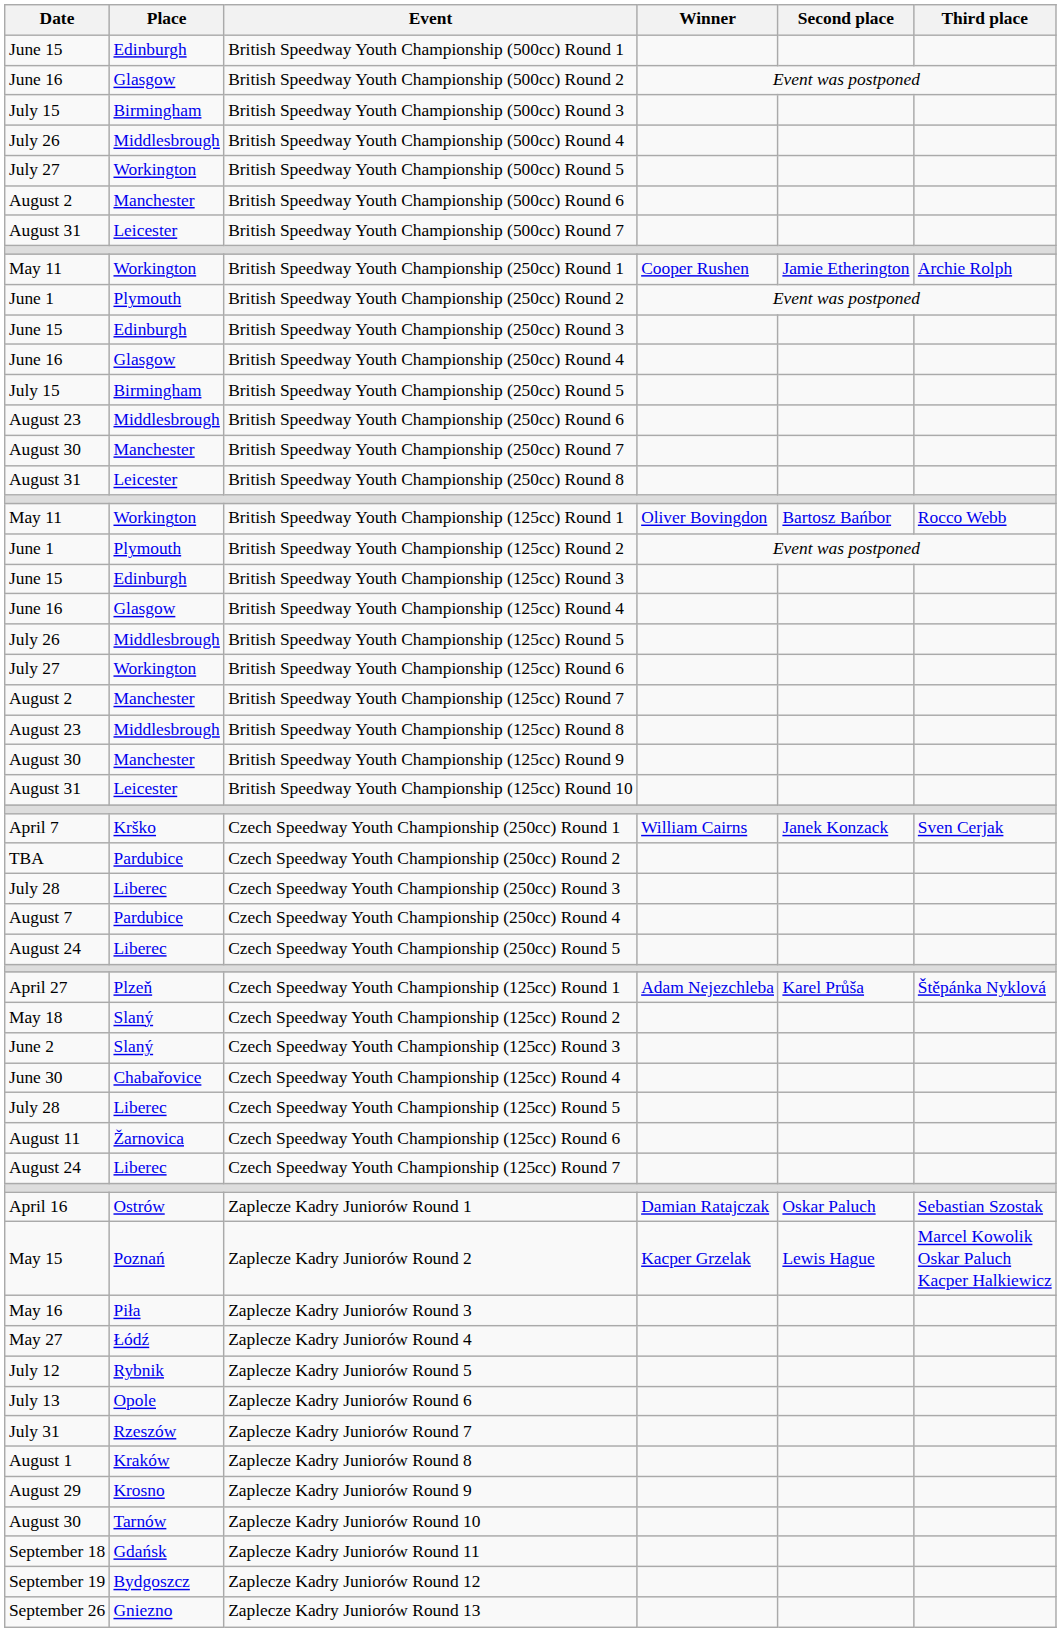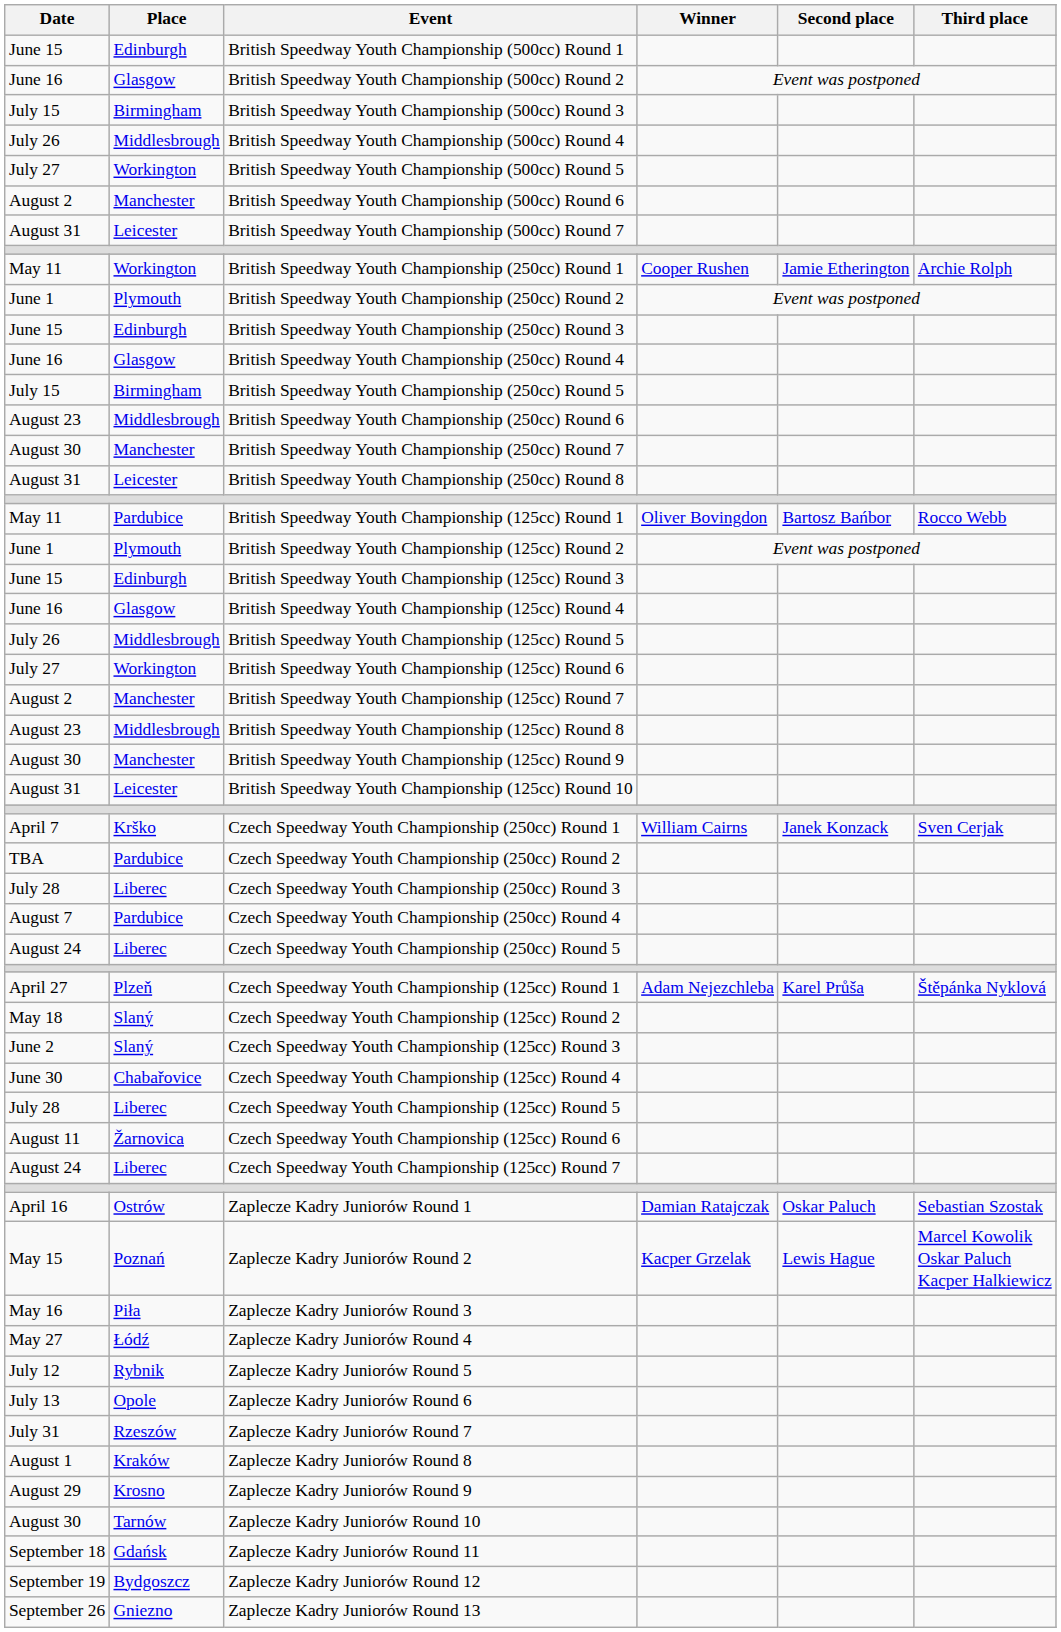(155, 518) Workington -> (148, 518) Pardubice
